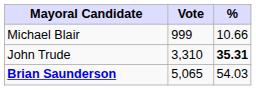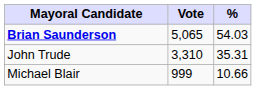rows swapped: (62, 74) <-> (43, 34)
(232, 54) bold -> (232, 54) normal
